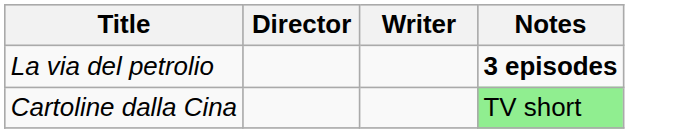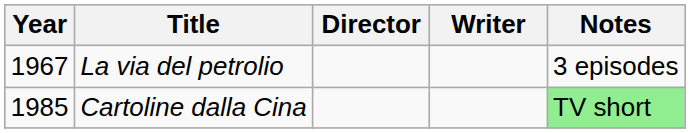+ column: (40, 25)
(550, 66) bold -> (616, 66) normal
